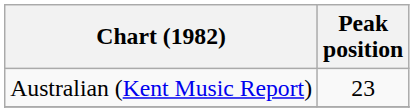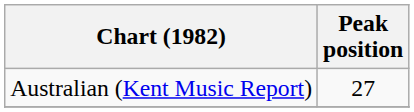(363, 87) 23 -> (363, 87) 27
